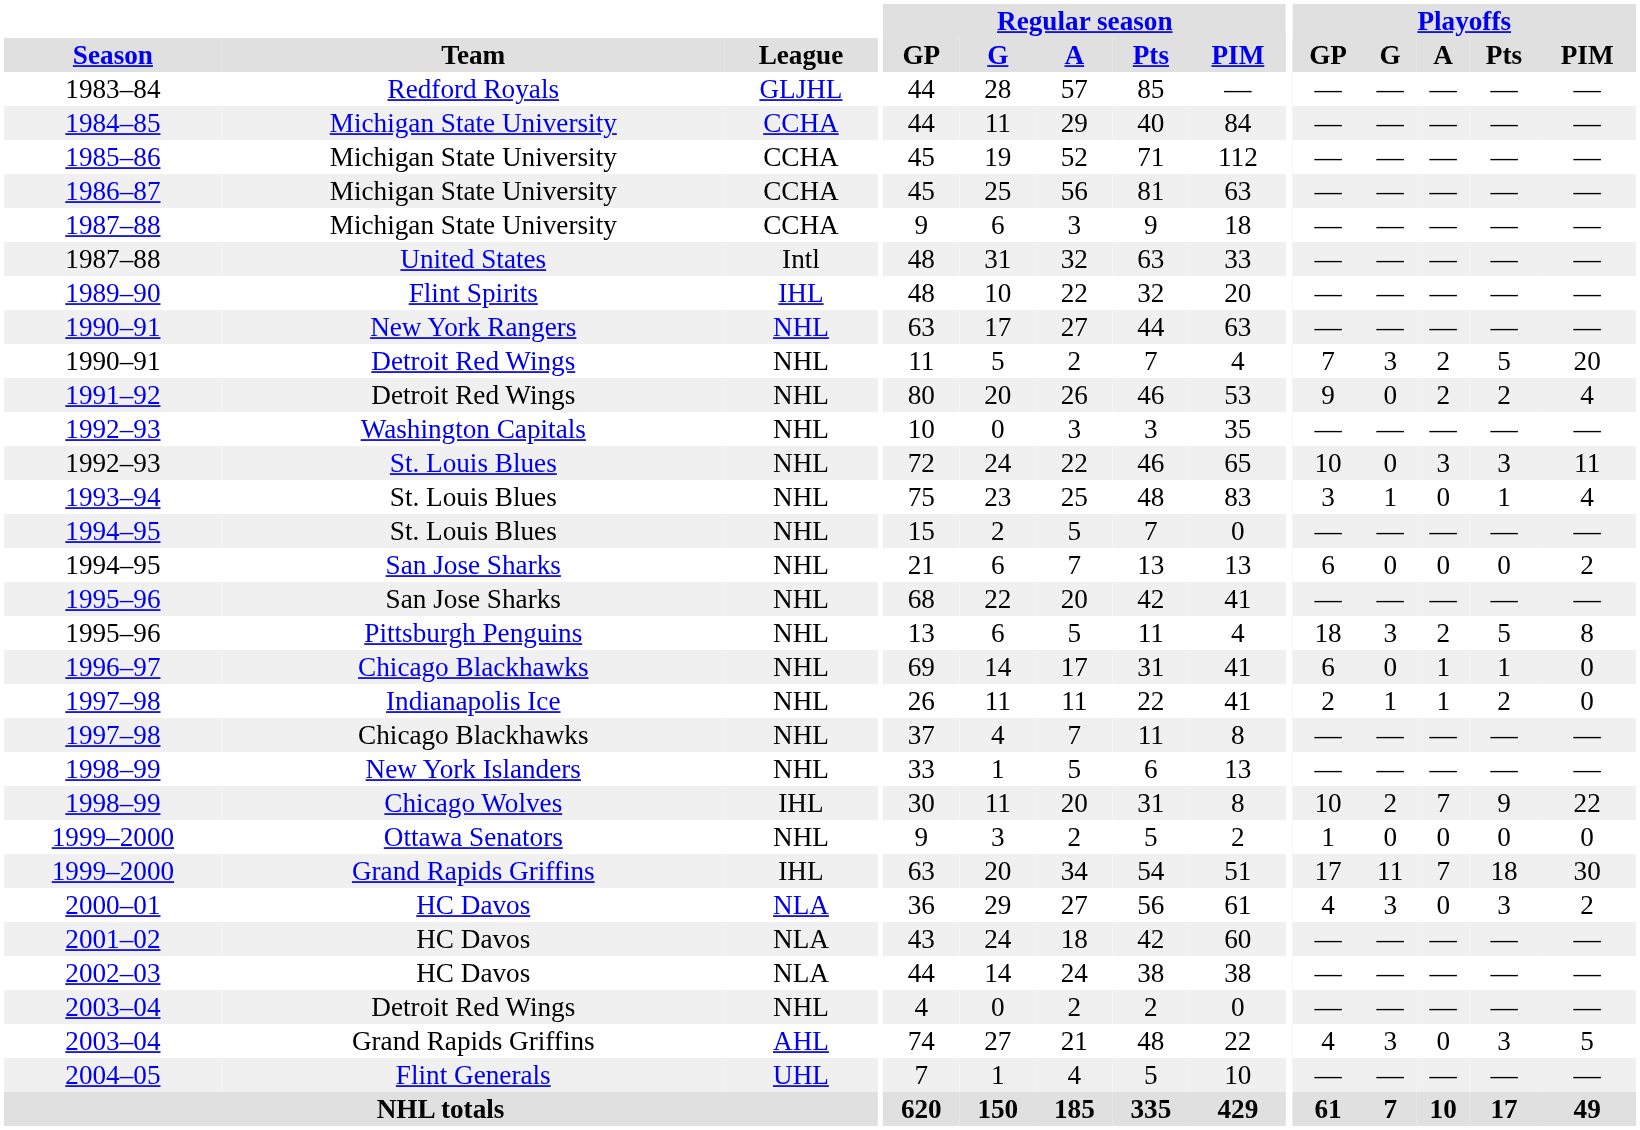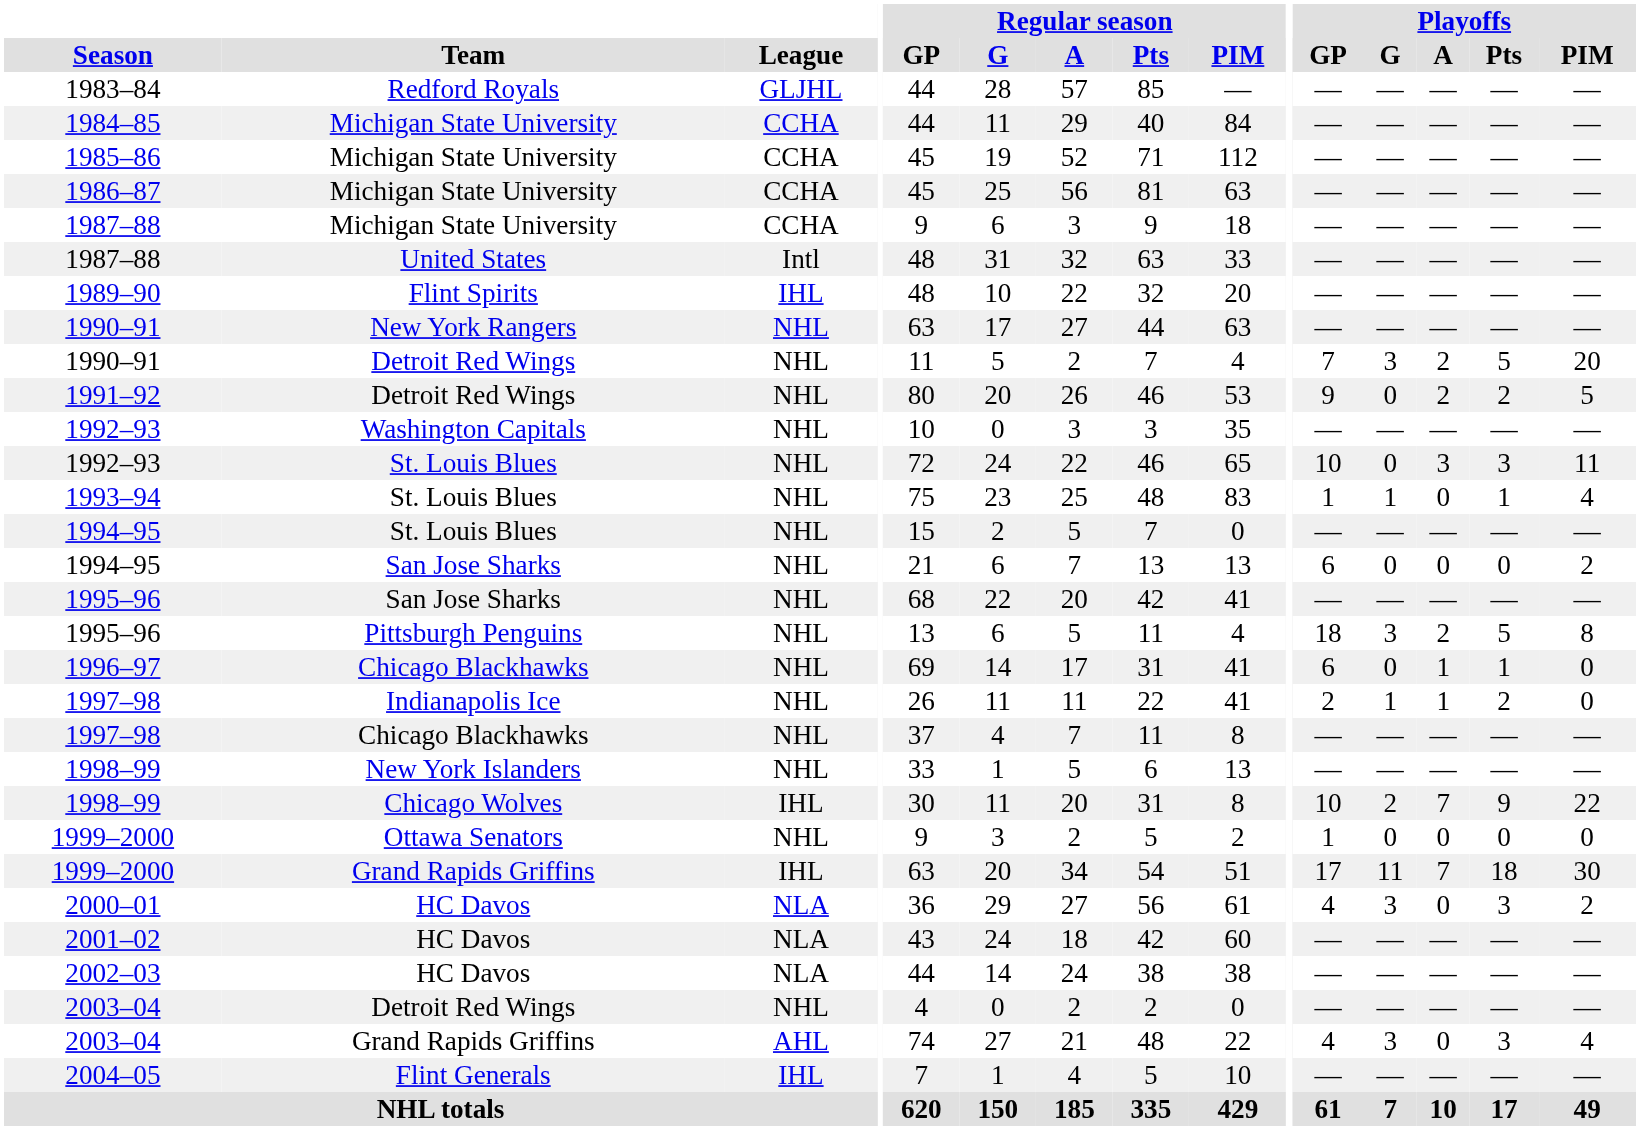(1587, 394) 4 -> (1587, 394) 5
(1328, 496) 3 -> (1328, 496) 1
(1587, 1040) 5 -> (1587, 1040) 4
(801, 1074) UHL -> (801, 1074) IHL
